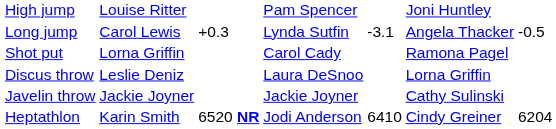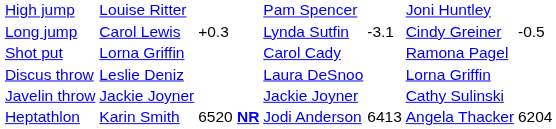(460, 31) Angela Thacker -> (454, 31) Cindy Greiner
(385, 117) 6410 -> (385, 117) 6413
(454, 117) Cindy Greiner -> (460, 117) Angela Thacker
